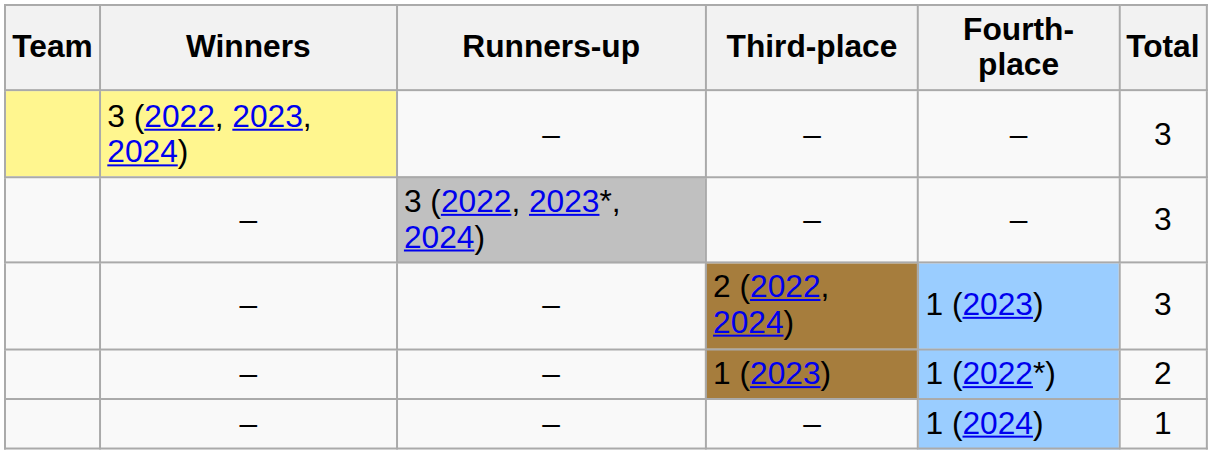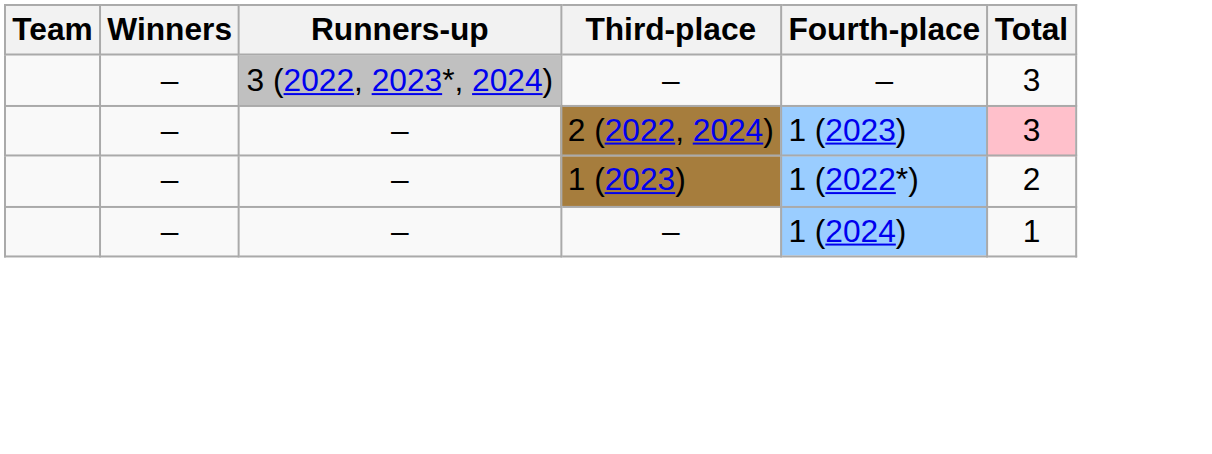- row: (209, 133)
(1163, 305) no background -> (1031, 130) pink background
